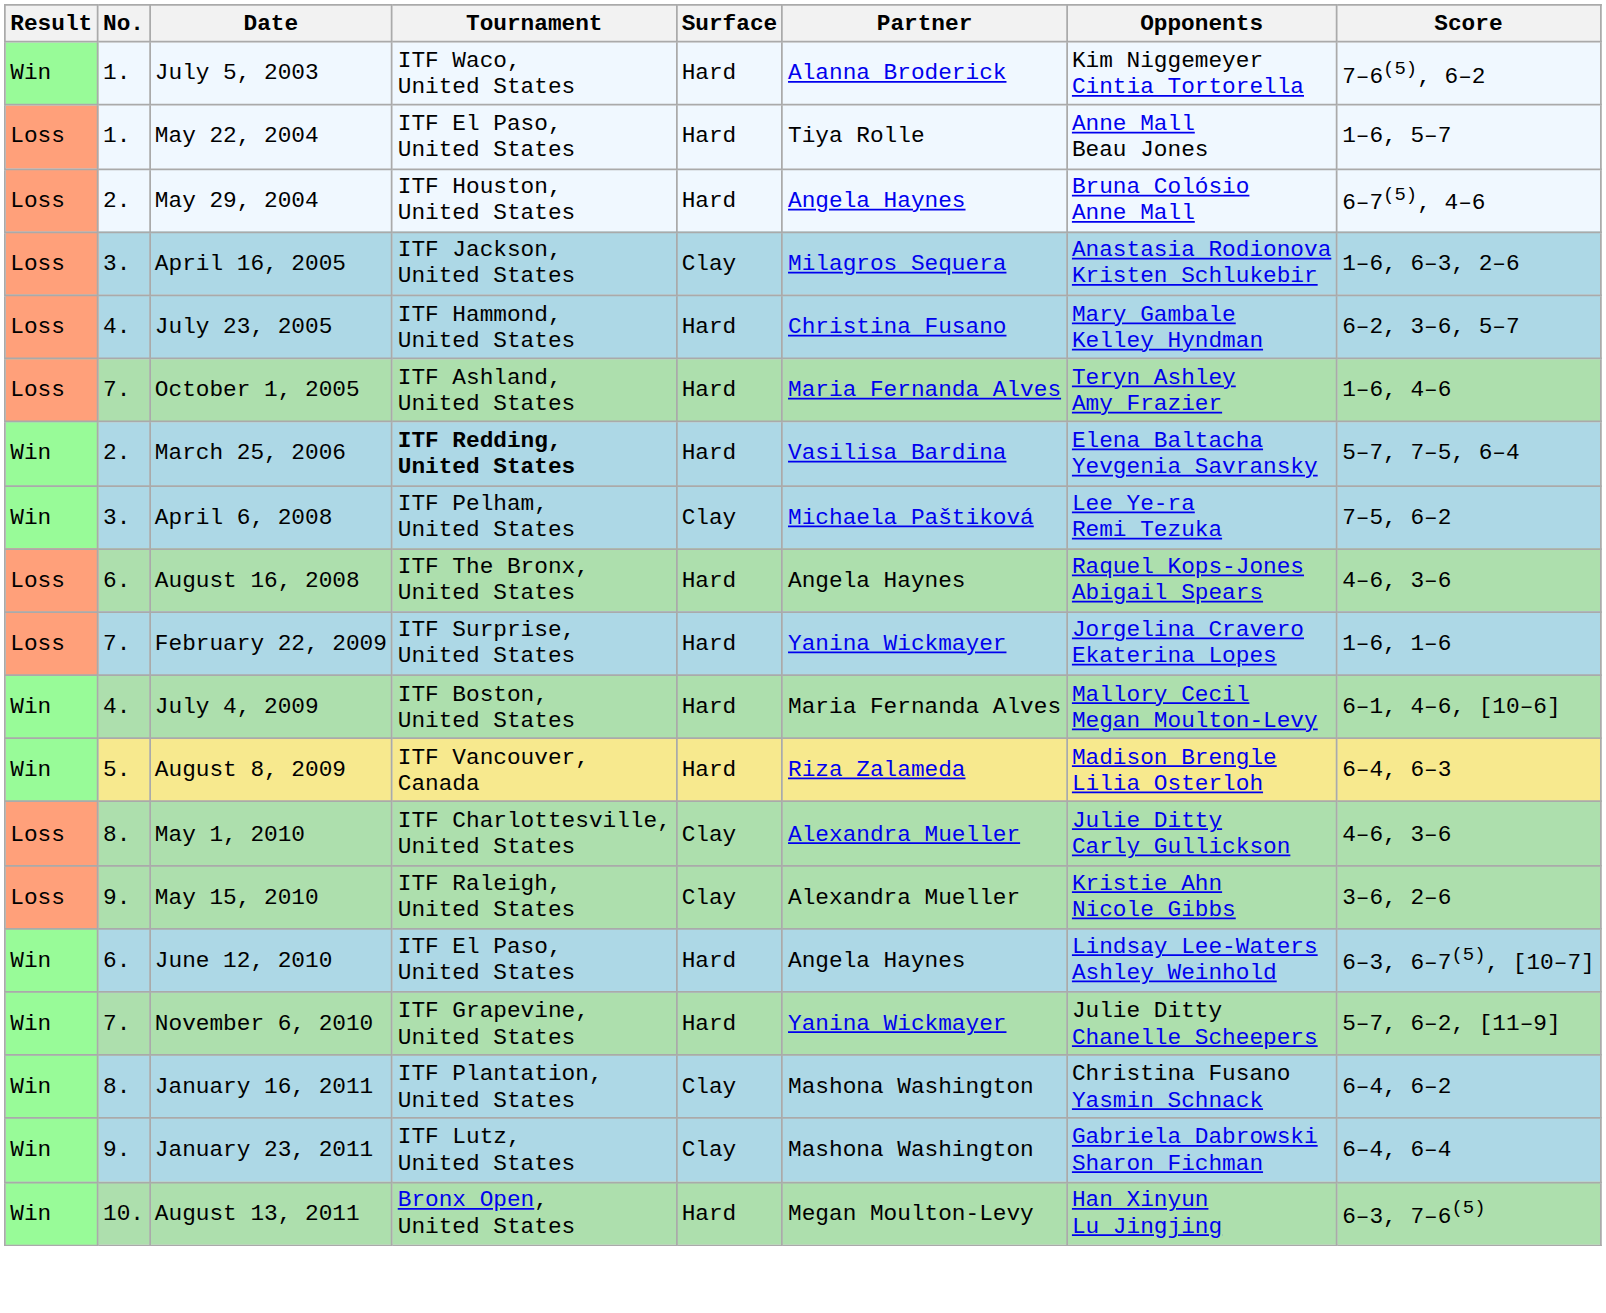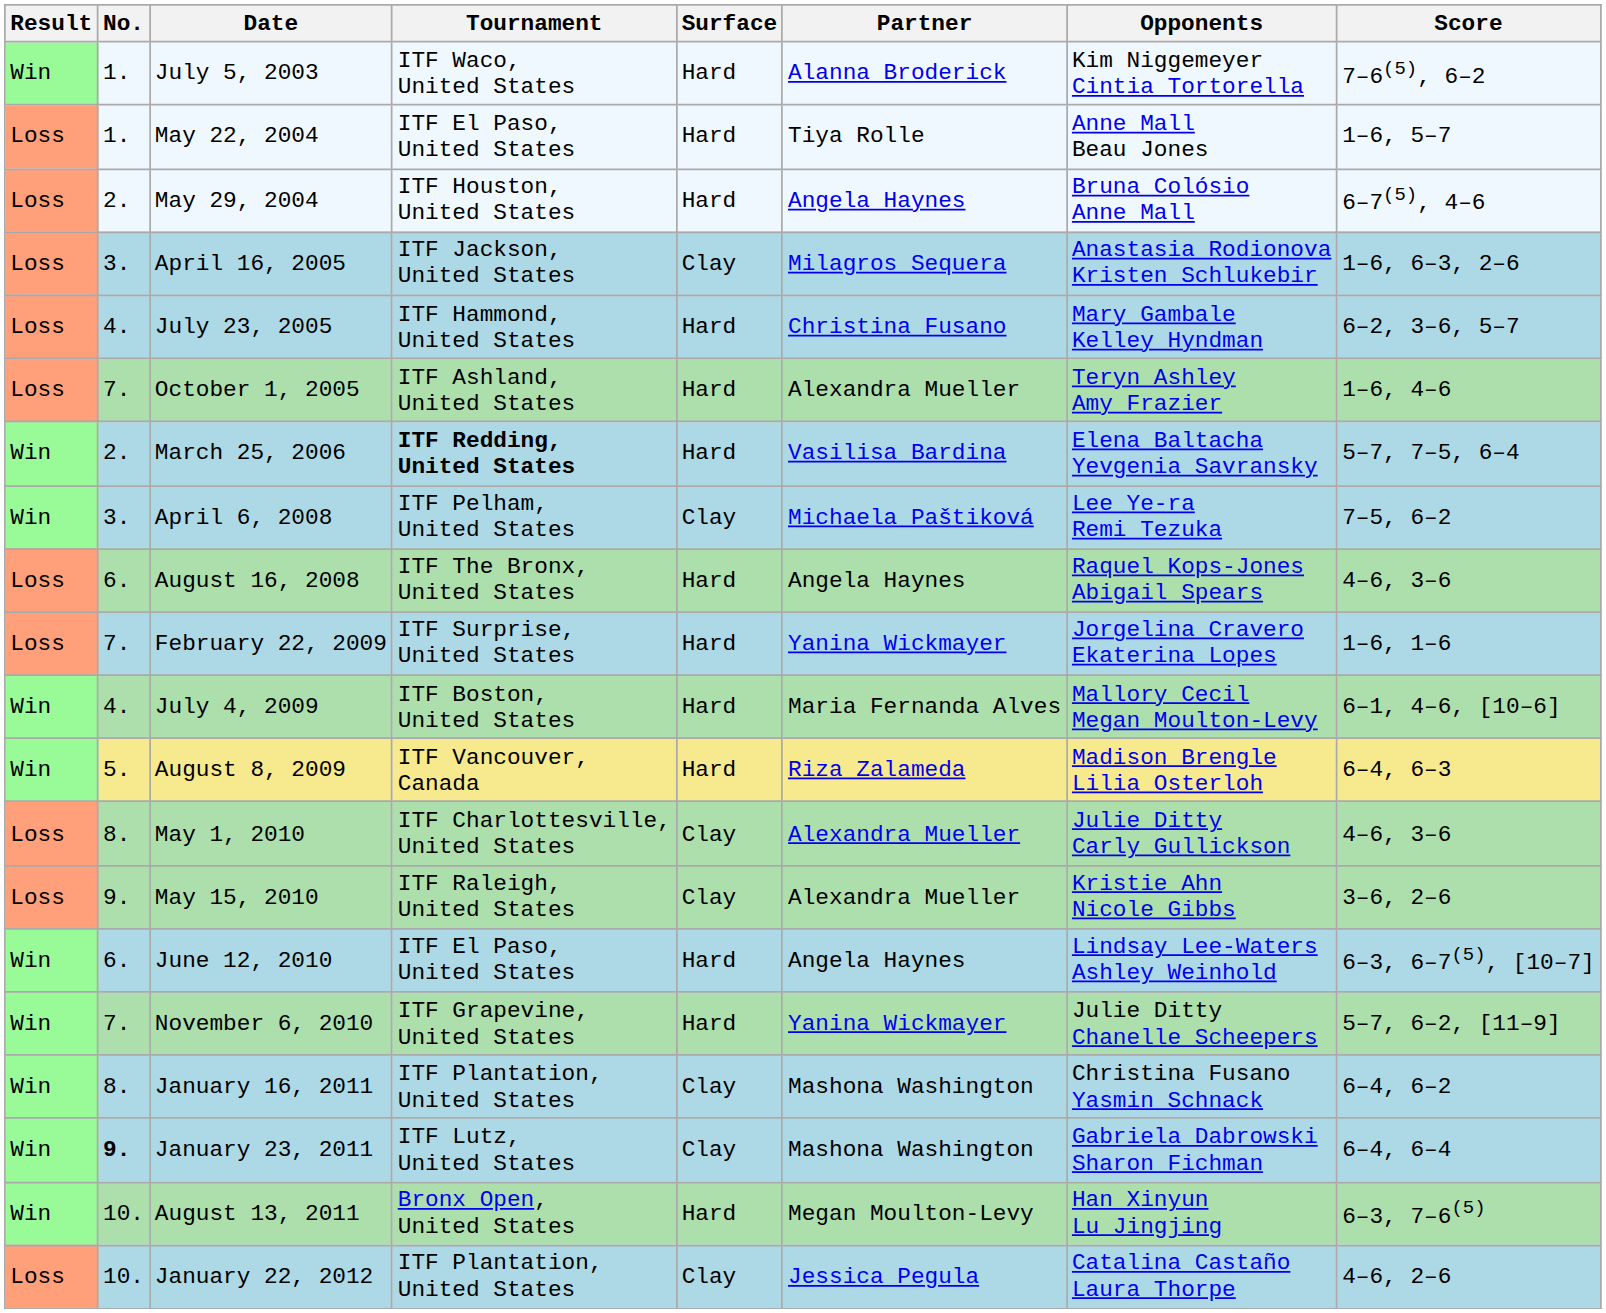(925, 390) Maria Fernanda Alves -> (904, 390) Alexandra Mueller
(117, 1150) normal -> (117, 1150) bold
+ row: (264, 1277)
